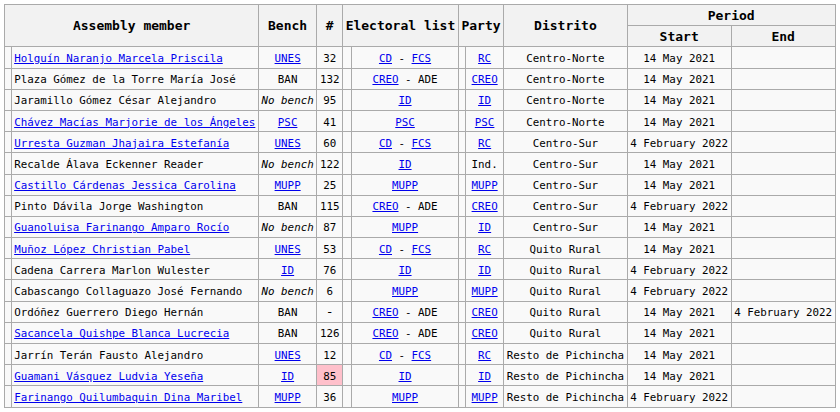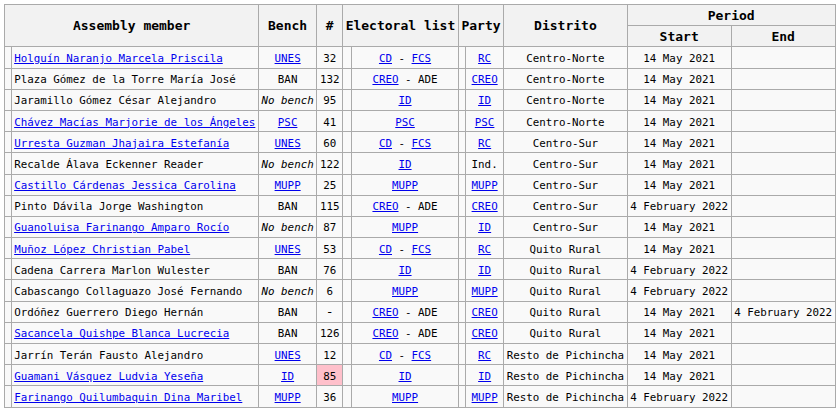(679, 143) 4 February 2022 -> (679, 143) 14 May 2021
(288, 270) ID -> (288, 270) BAN
